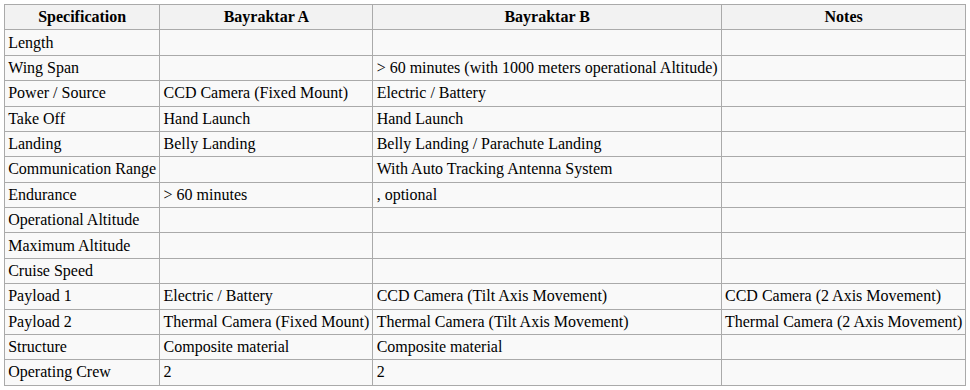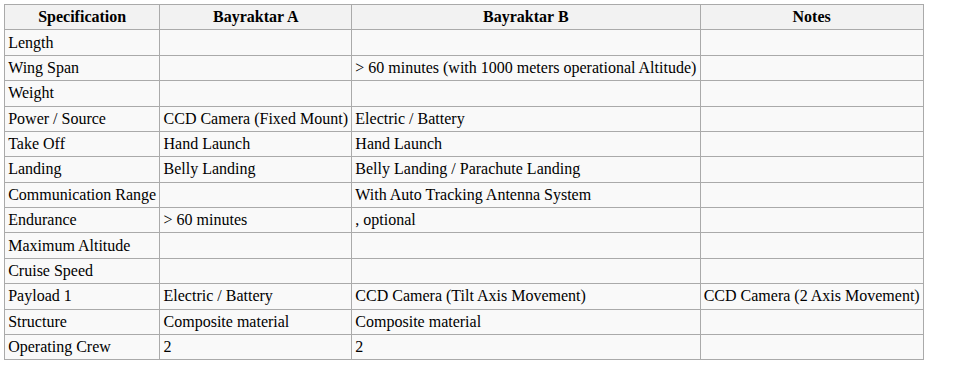+ row: (31, 93)
- row: (74, 220)
- row: (40, 321)
